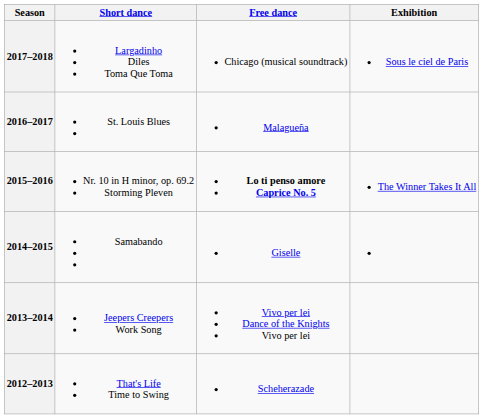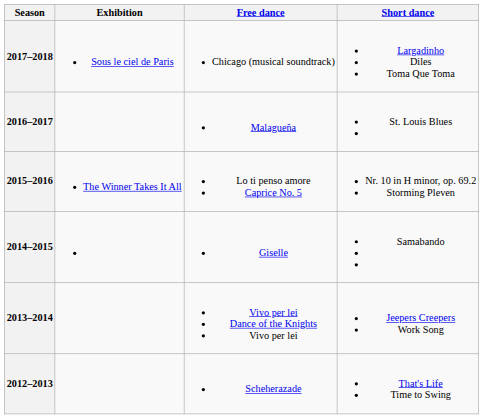columns swapped: (126, 12) <-> (414, 12)
(273, 187) bold -> (261, 187) normal
